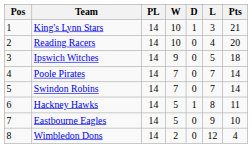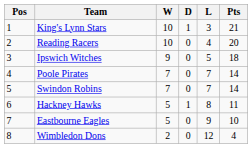- column: (153, 12)
